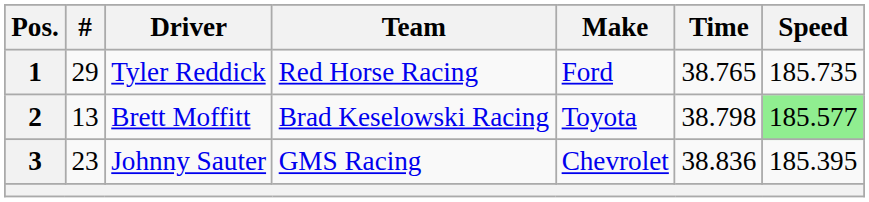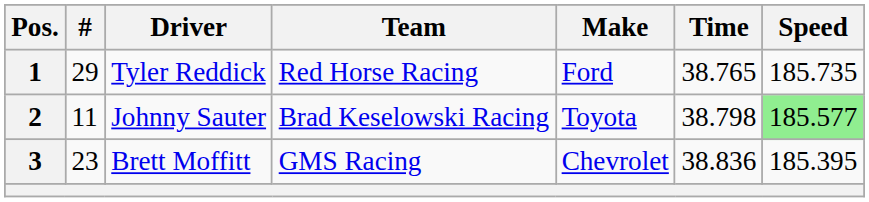(85, 116) 13 -> (85, 116) 11
(181, 116) Brett Moffitt -> (189, 116) Johnny Sauter
(189, 161) Johnny Sauter -> (181, 161) Brett Moffitt
